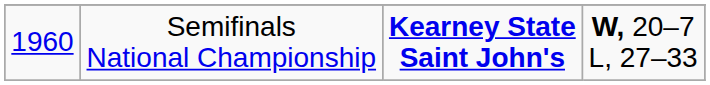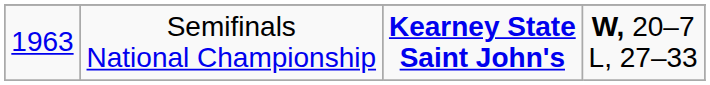(42, 42) 1960 -> (42, 42) 1963
